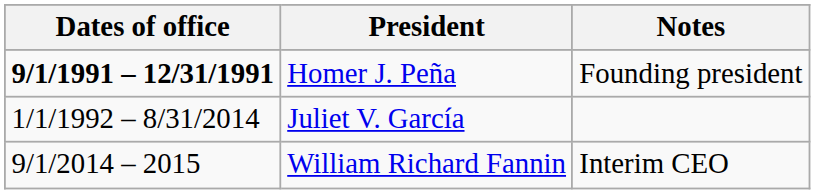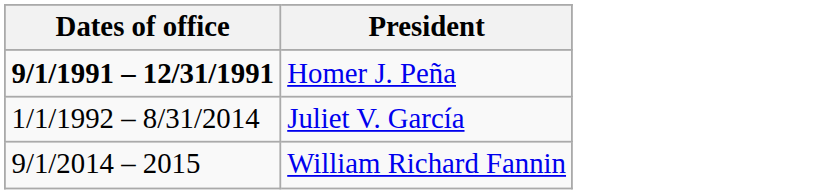- column: (691, 27)
